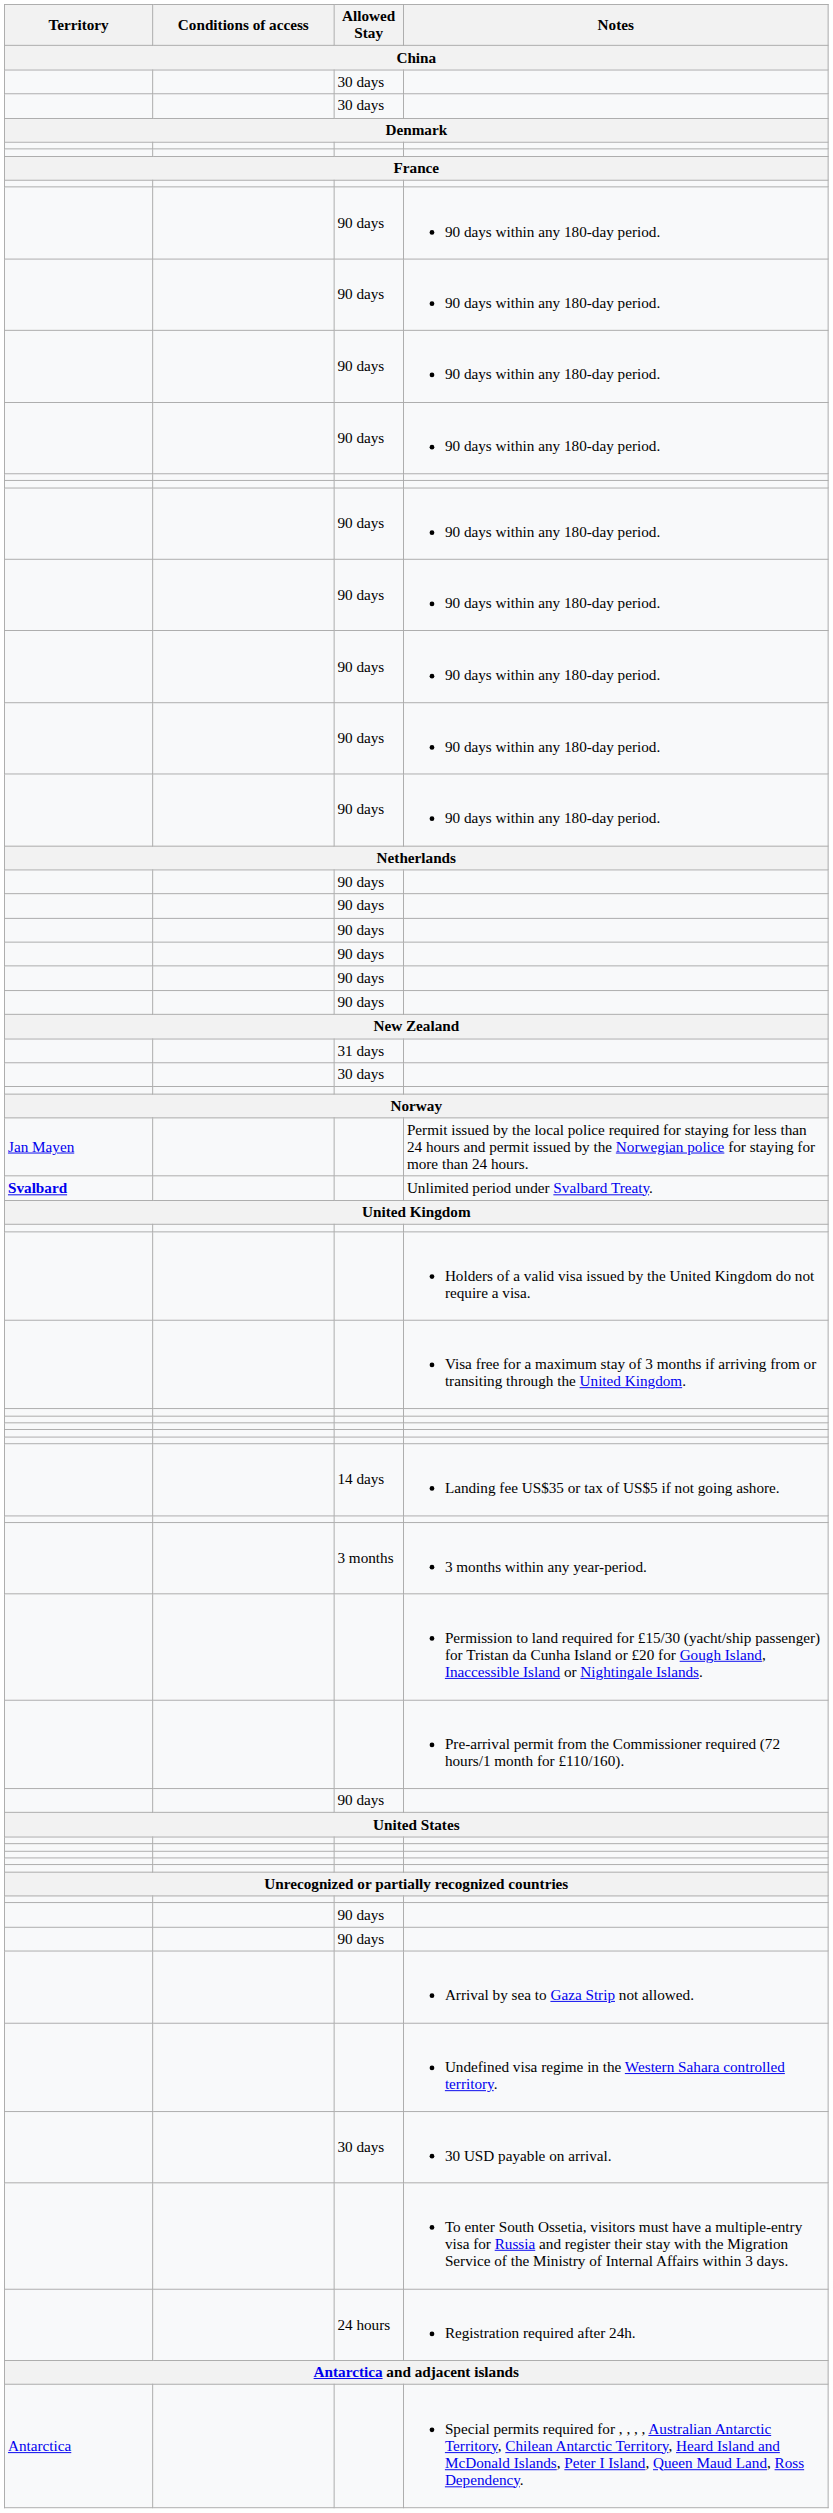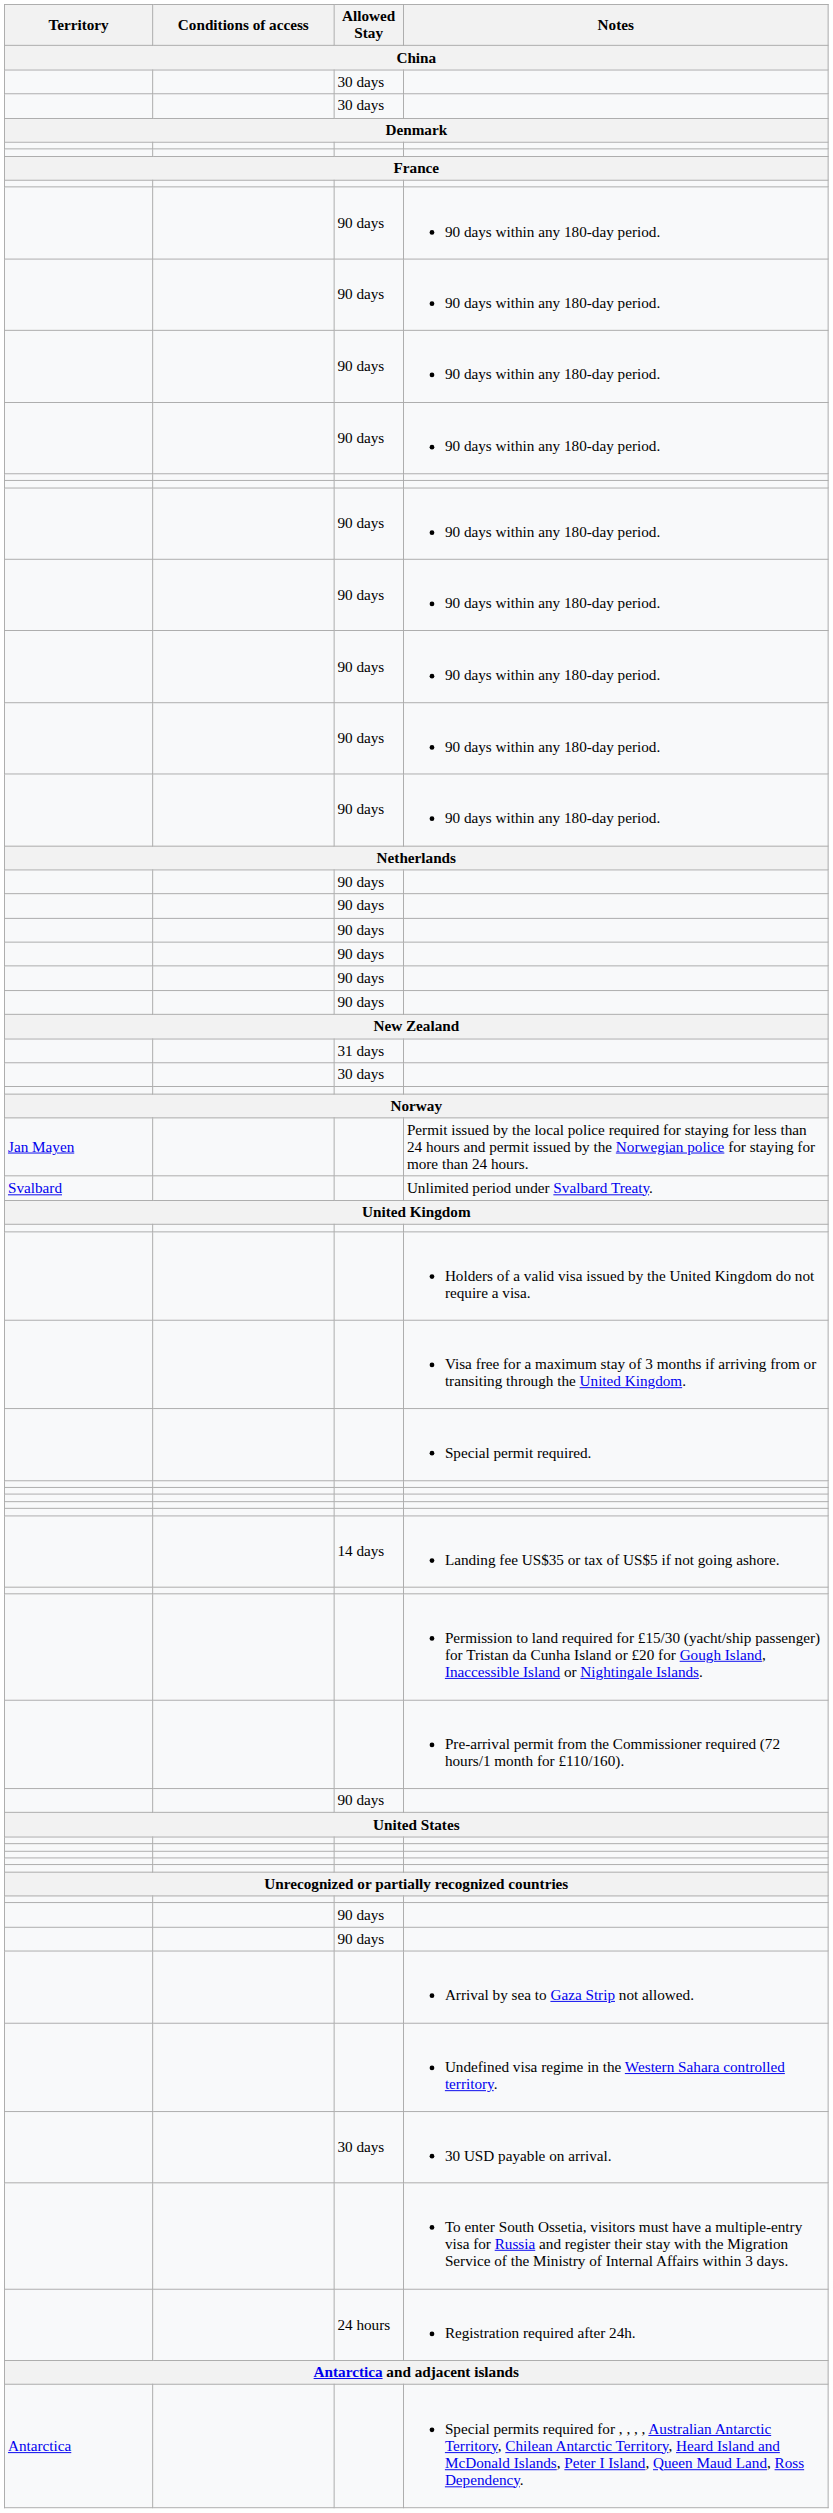(38, 1188) bold -> (35, 1188) normal
+ row: (369, 1445)
- row: (366, 1558)
